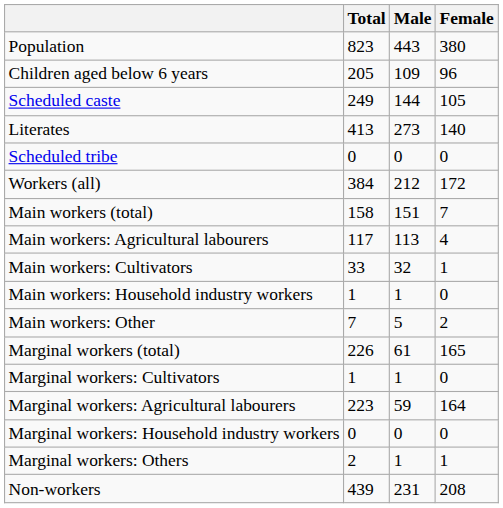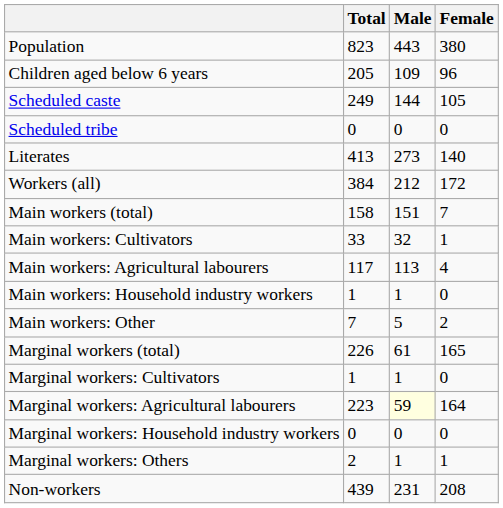rows swapped: (63, 156) <-> (39, 128)
rows swapped: (101, 267) <-> (139, 239)
(402, 405) no background -> (402, 405) lightyellow background
